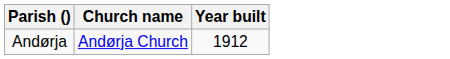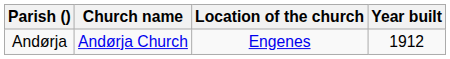+ column: (280, 16)
